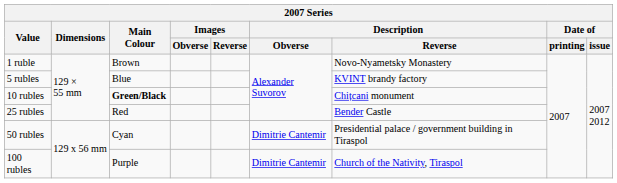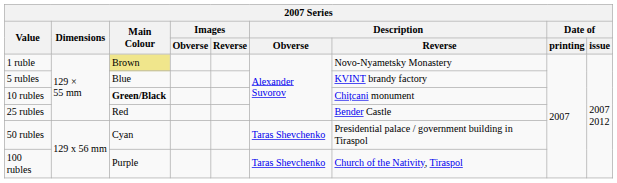(126, 63) no background -> (126, 63) khaki background
(289, 135) Dimitrie Cantemir -> (288, 135) Taras Shevchenko
(289, 164) Dimitrie Cantemir -> (288, 164) Taras Shevchenko
